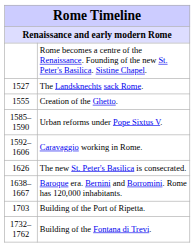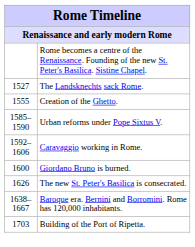+ row: (85, 167)
- row: (96, 229)
